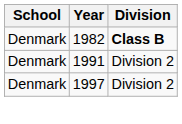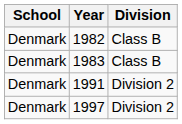(138, 38) bold -> (136, 38) normal
+ row: (89, 61)
